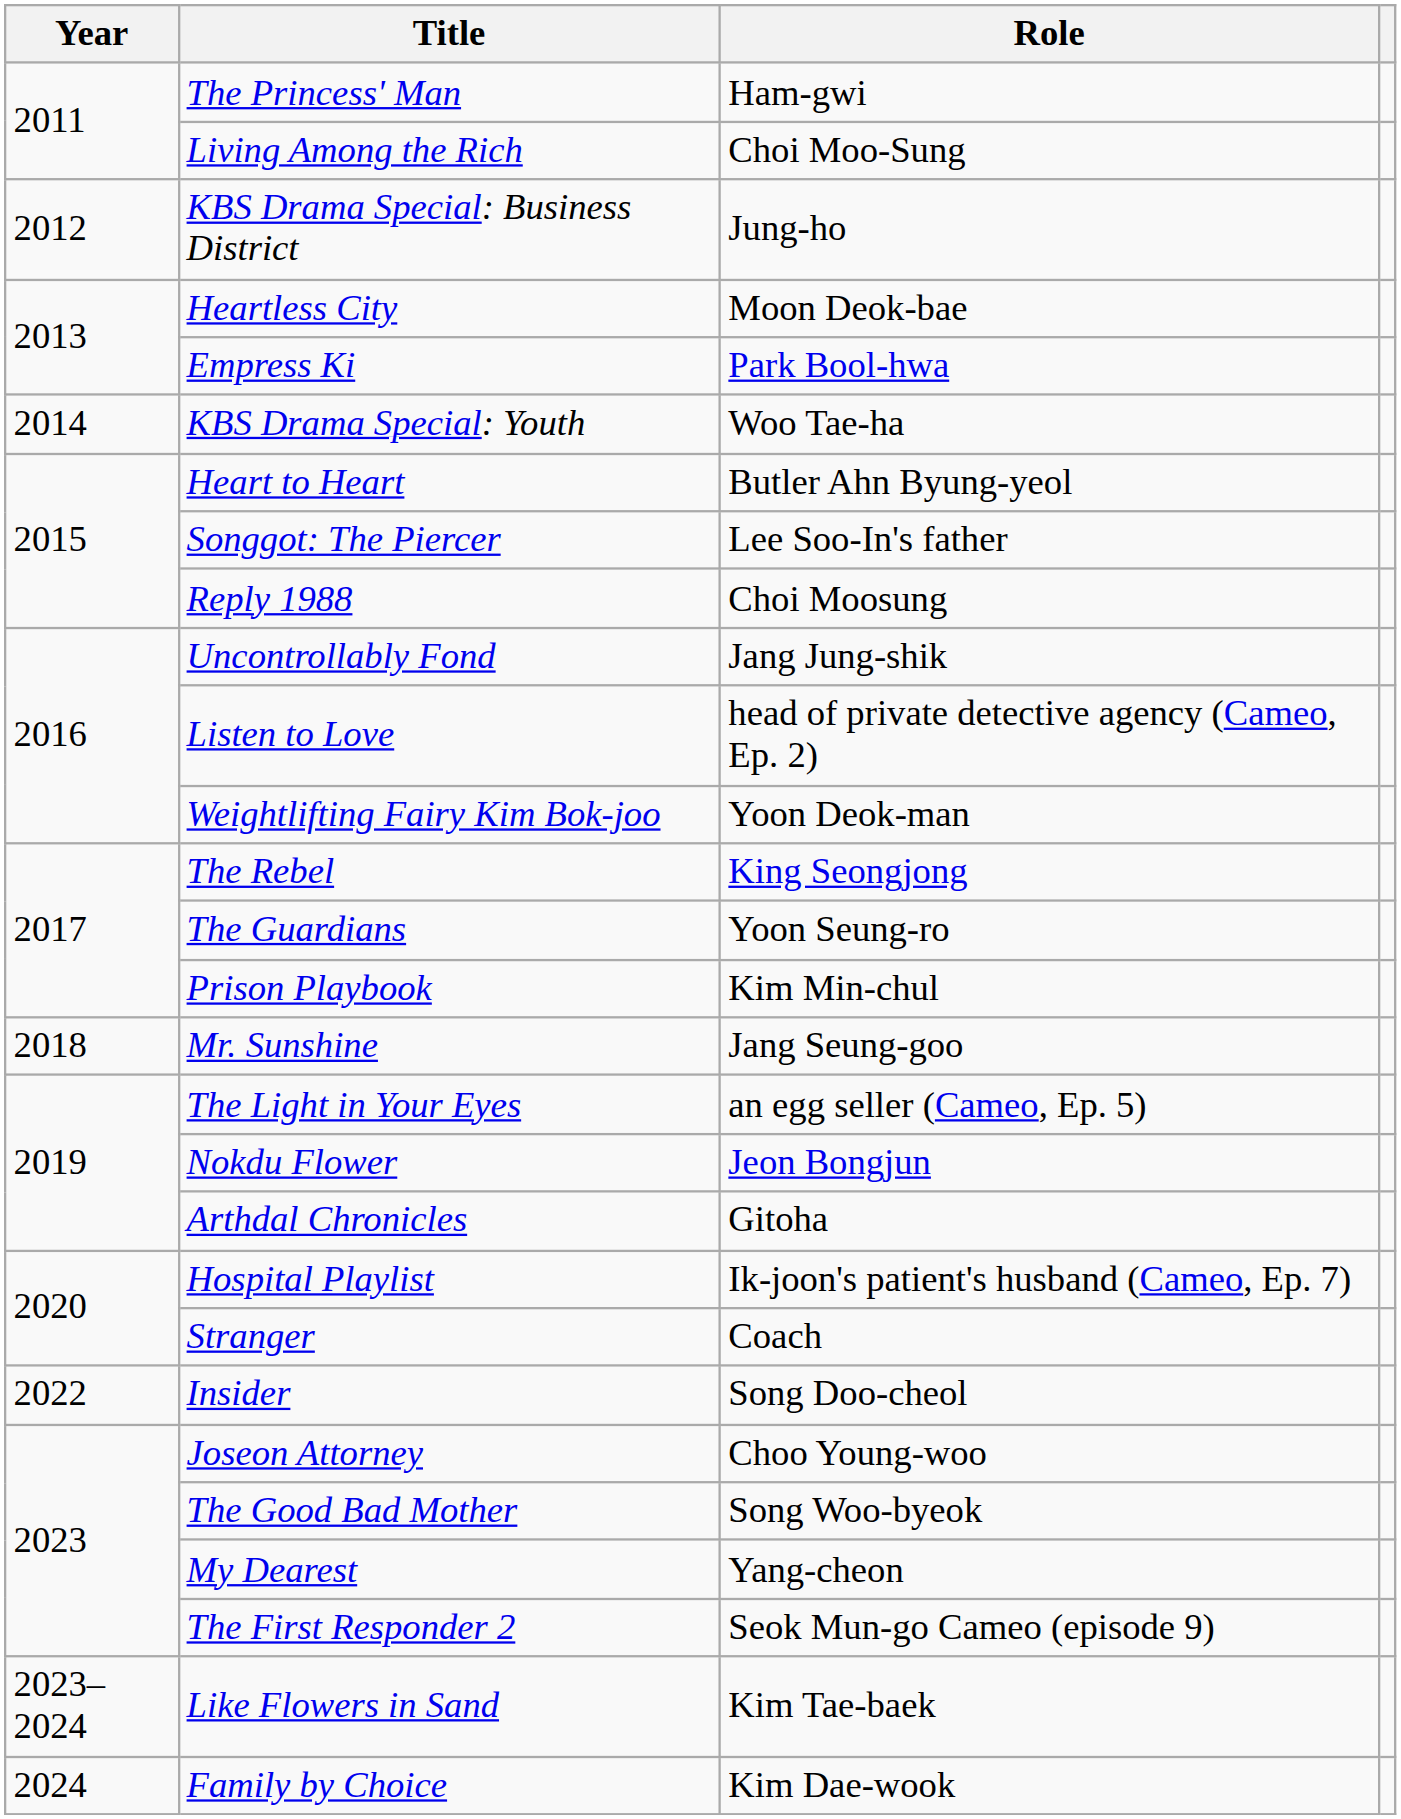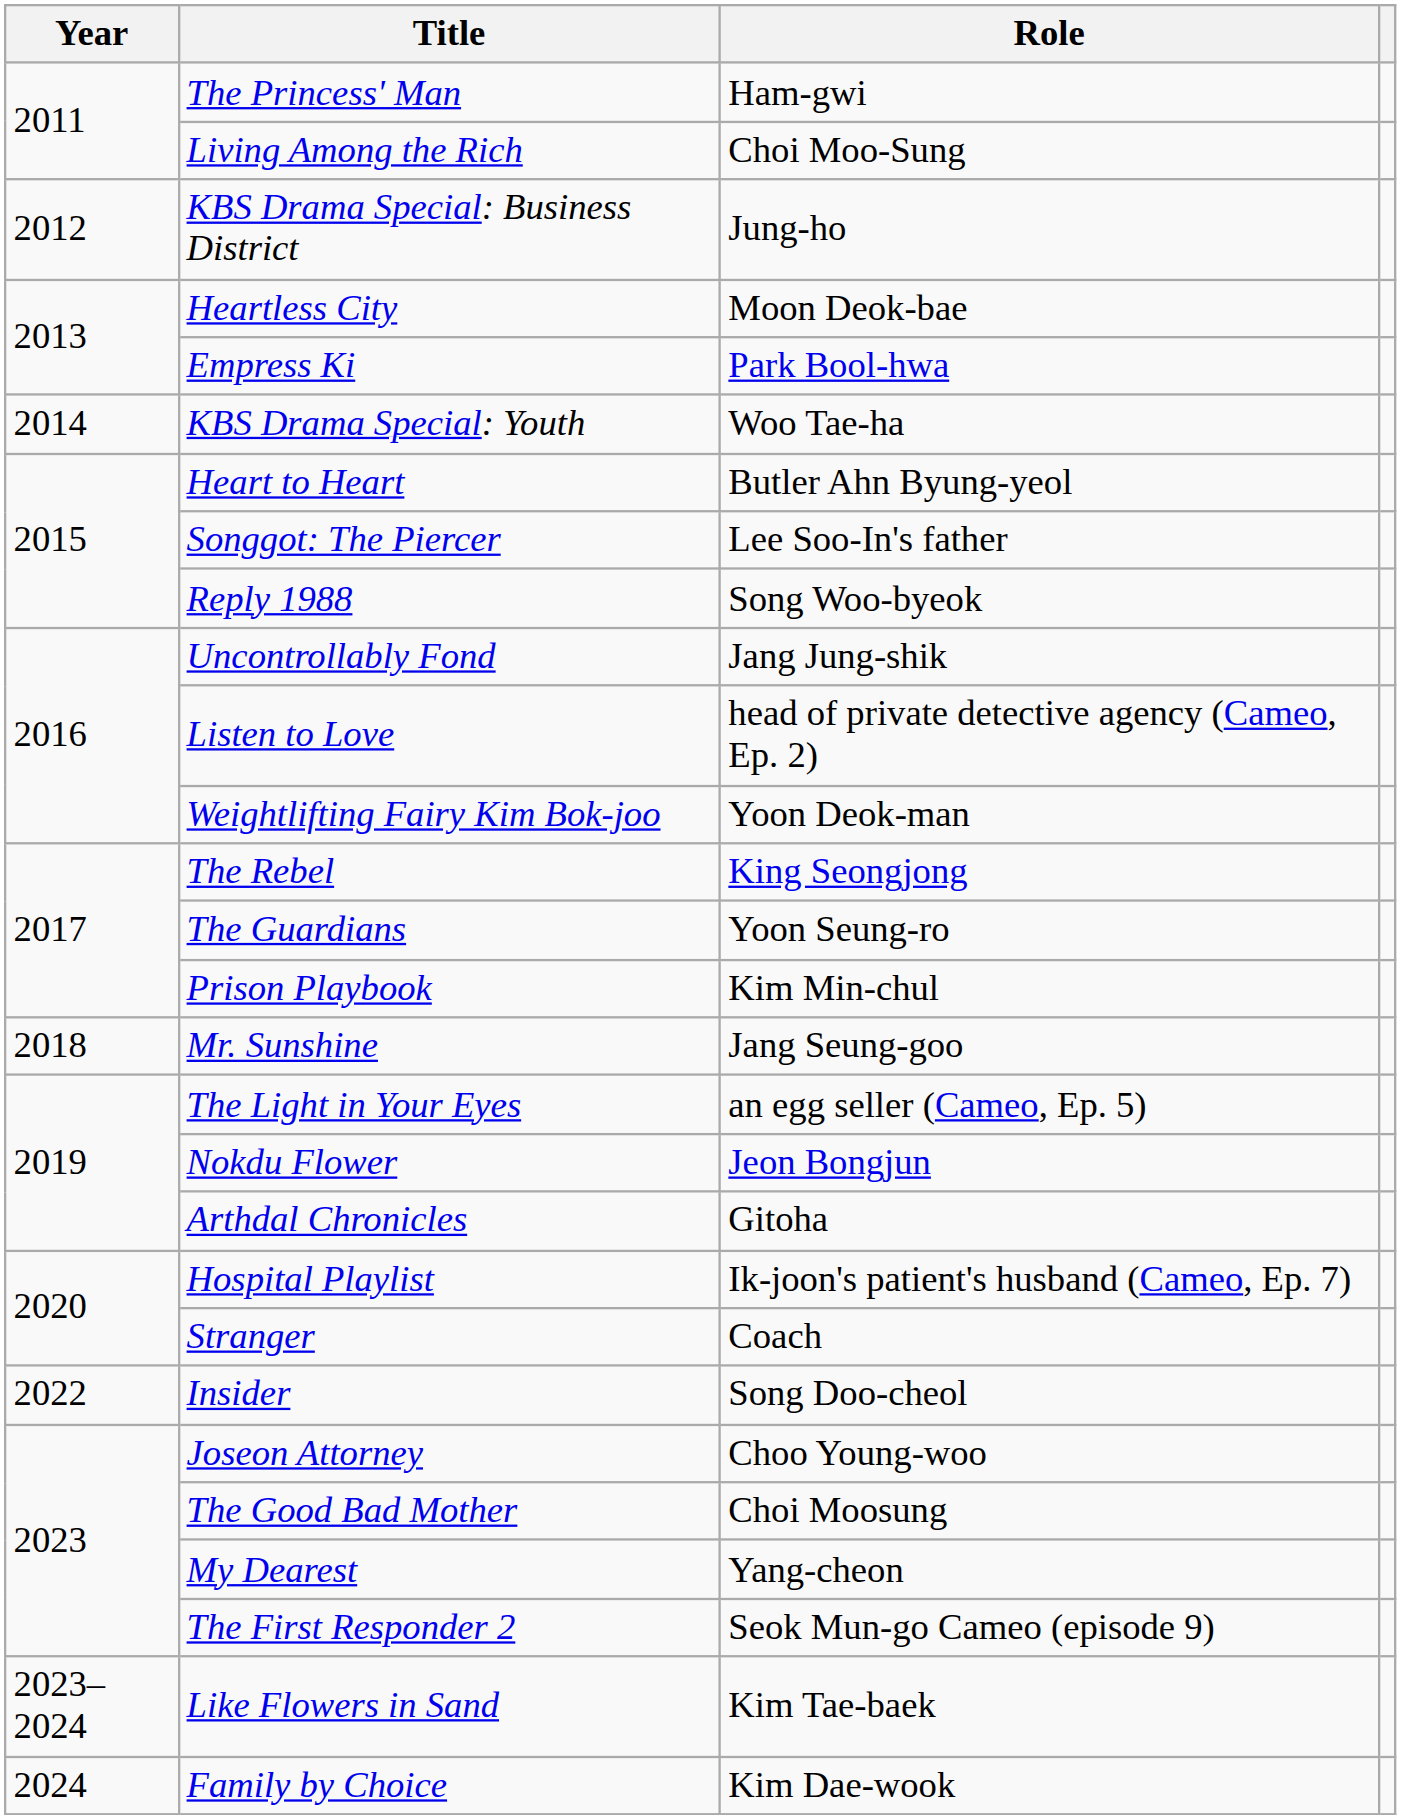(838, 597) Choi Moosung -> (855, 597) Song Woo-byeok
(855, 1510) Song Woo-byeok -> (838, 1510) Choi Moosung
